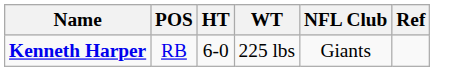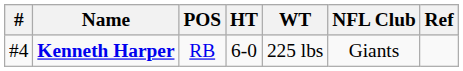+ column: (19, 19)
